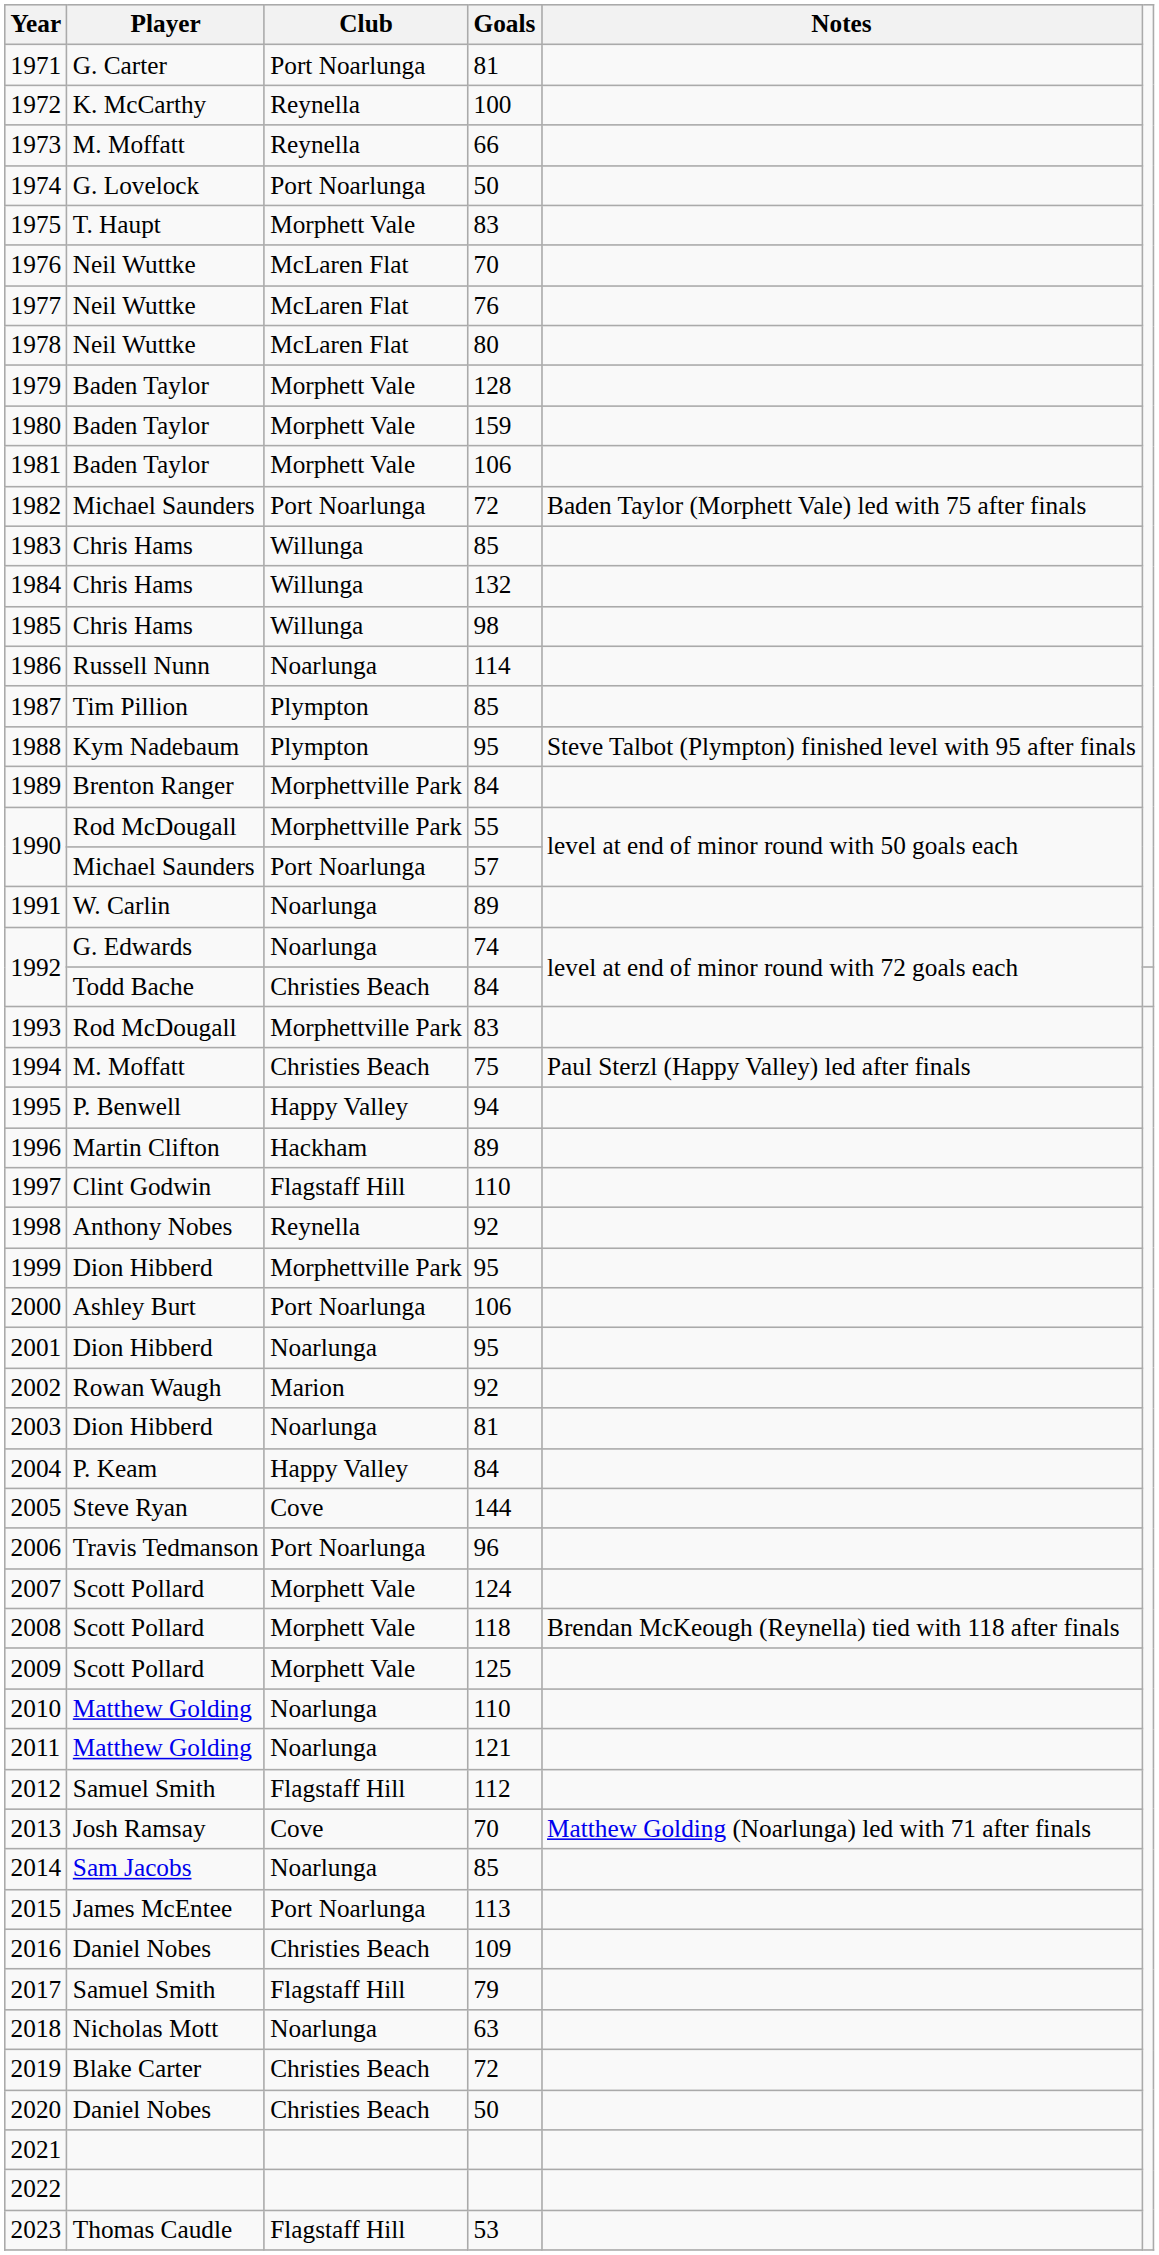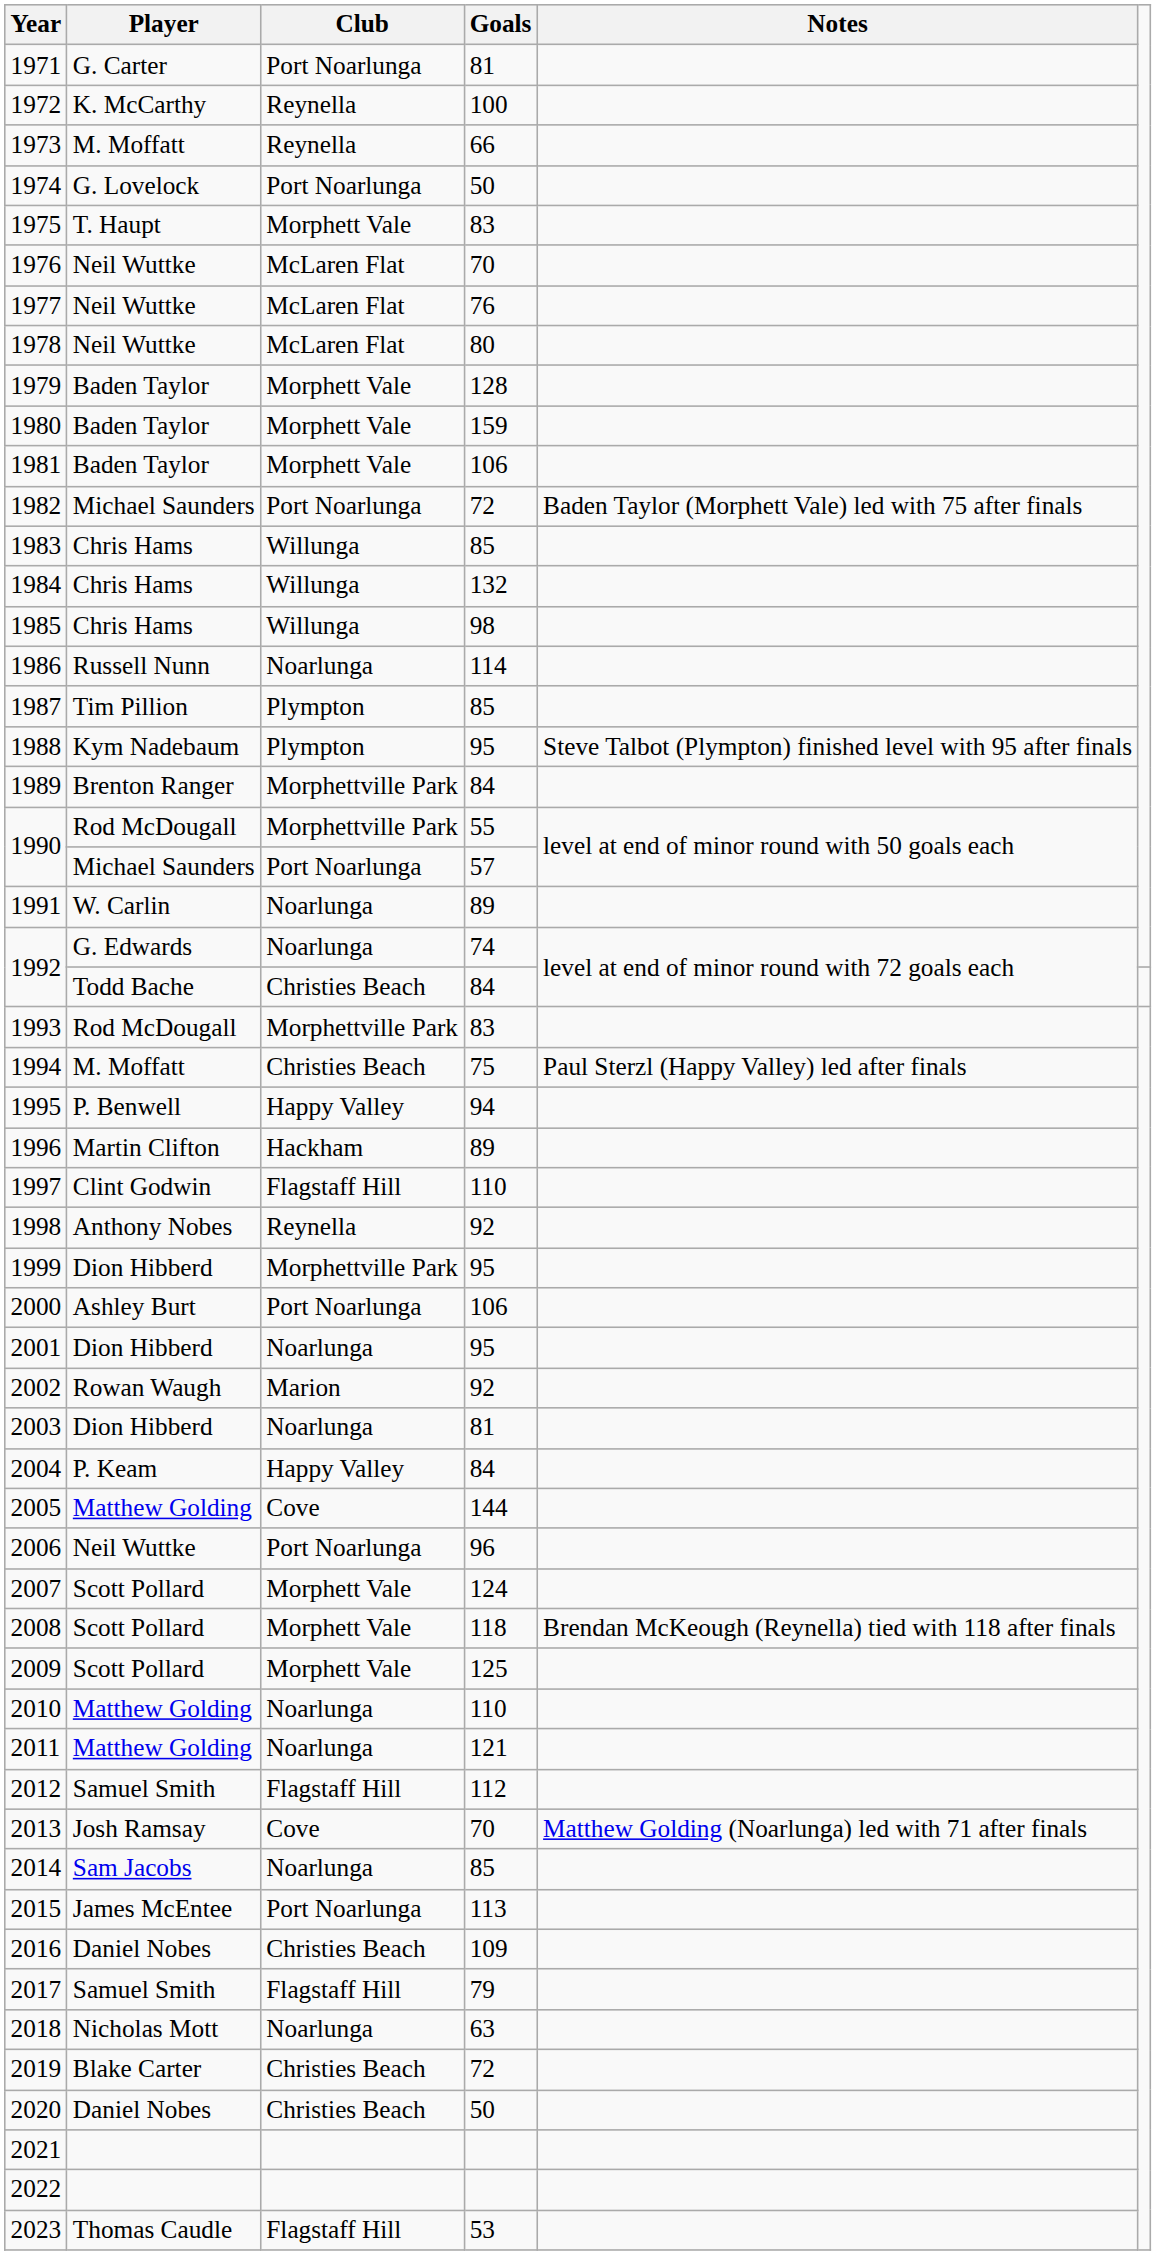(130, 1507) Steve Ryan -> (162, 1507) Matthew Golding
(166, 1548) Travis Tedmanson -> (134, 1548) Neil Wuttke
